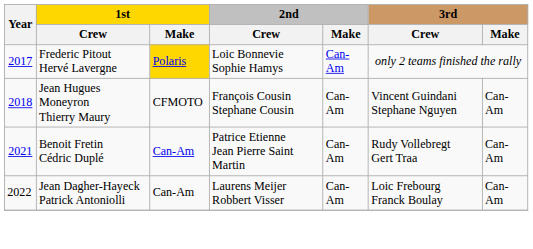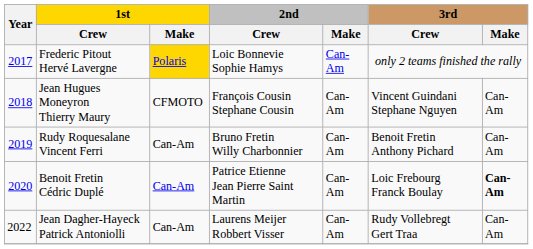+ row: (84, 144)
(20, 151) 2021 -> (20, 186) 2020
(411, 151) Rudy Vollebregt Gert Traa -> (407, 186) Loic Frebourg Franck Boulay
(497, 151) normal -> (498, 186) bold
(407, 193) Loic Frebourg Franck Boulay -> (411, 227) Rudy Vollebregt Gert Traa
